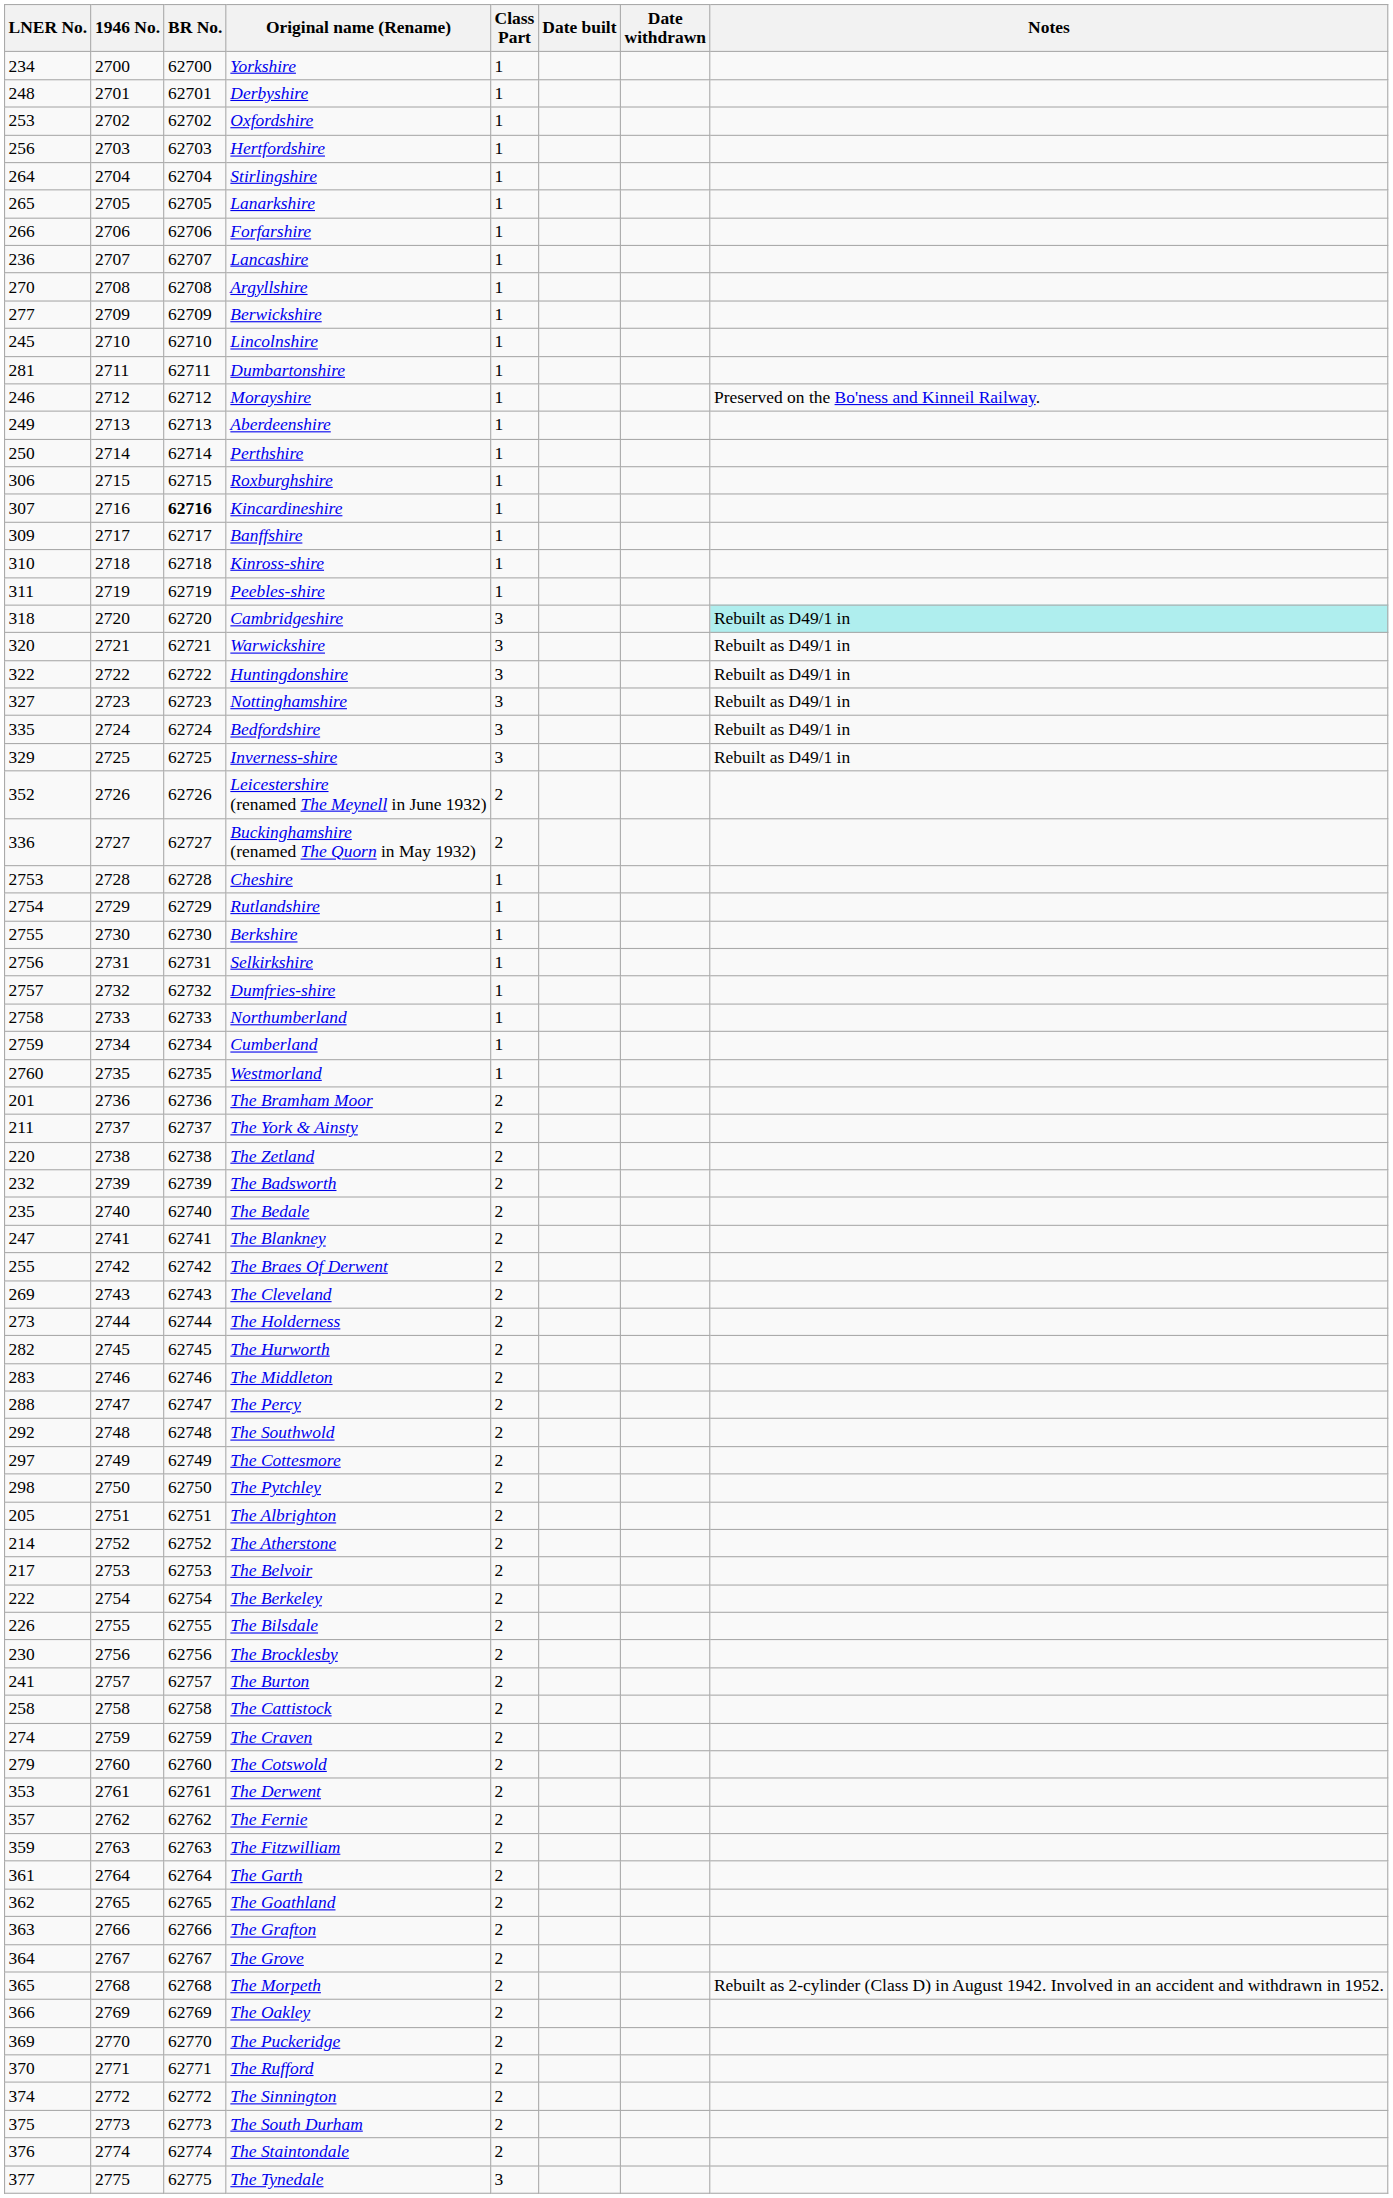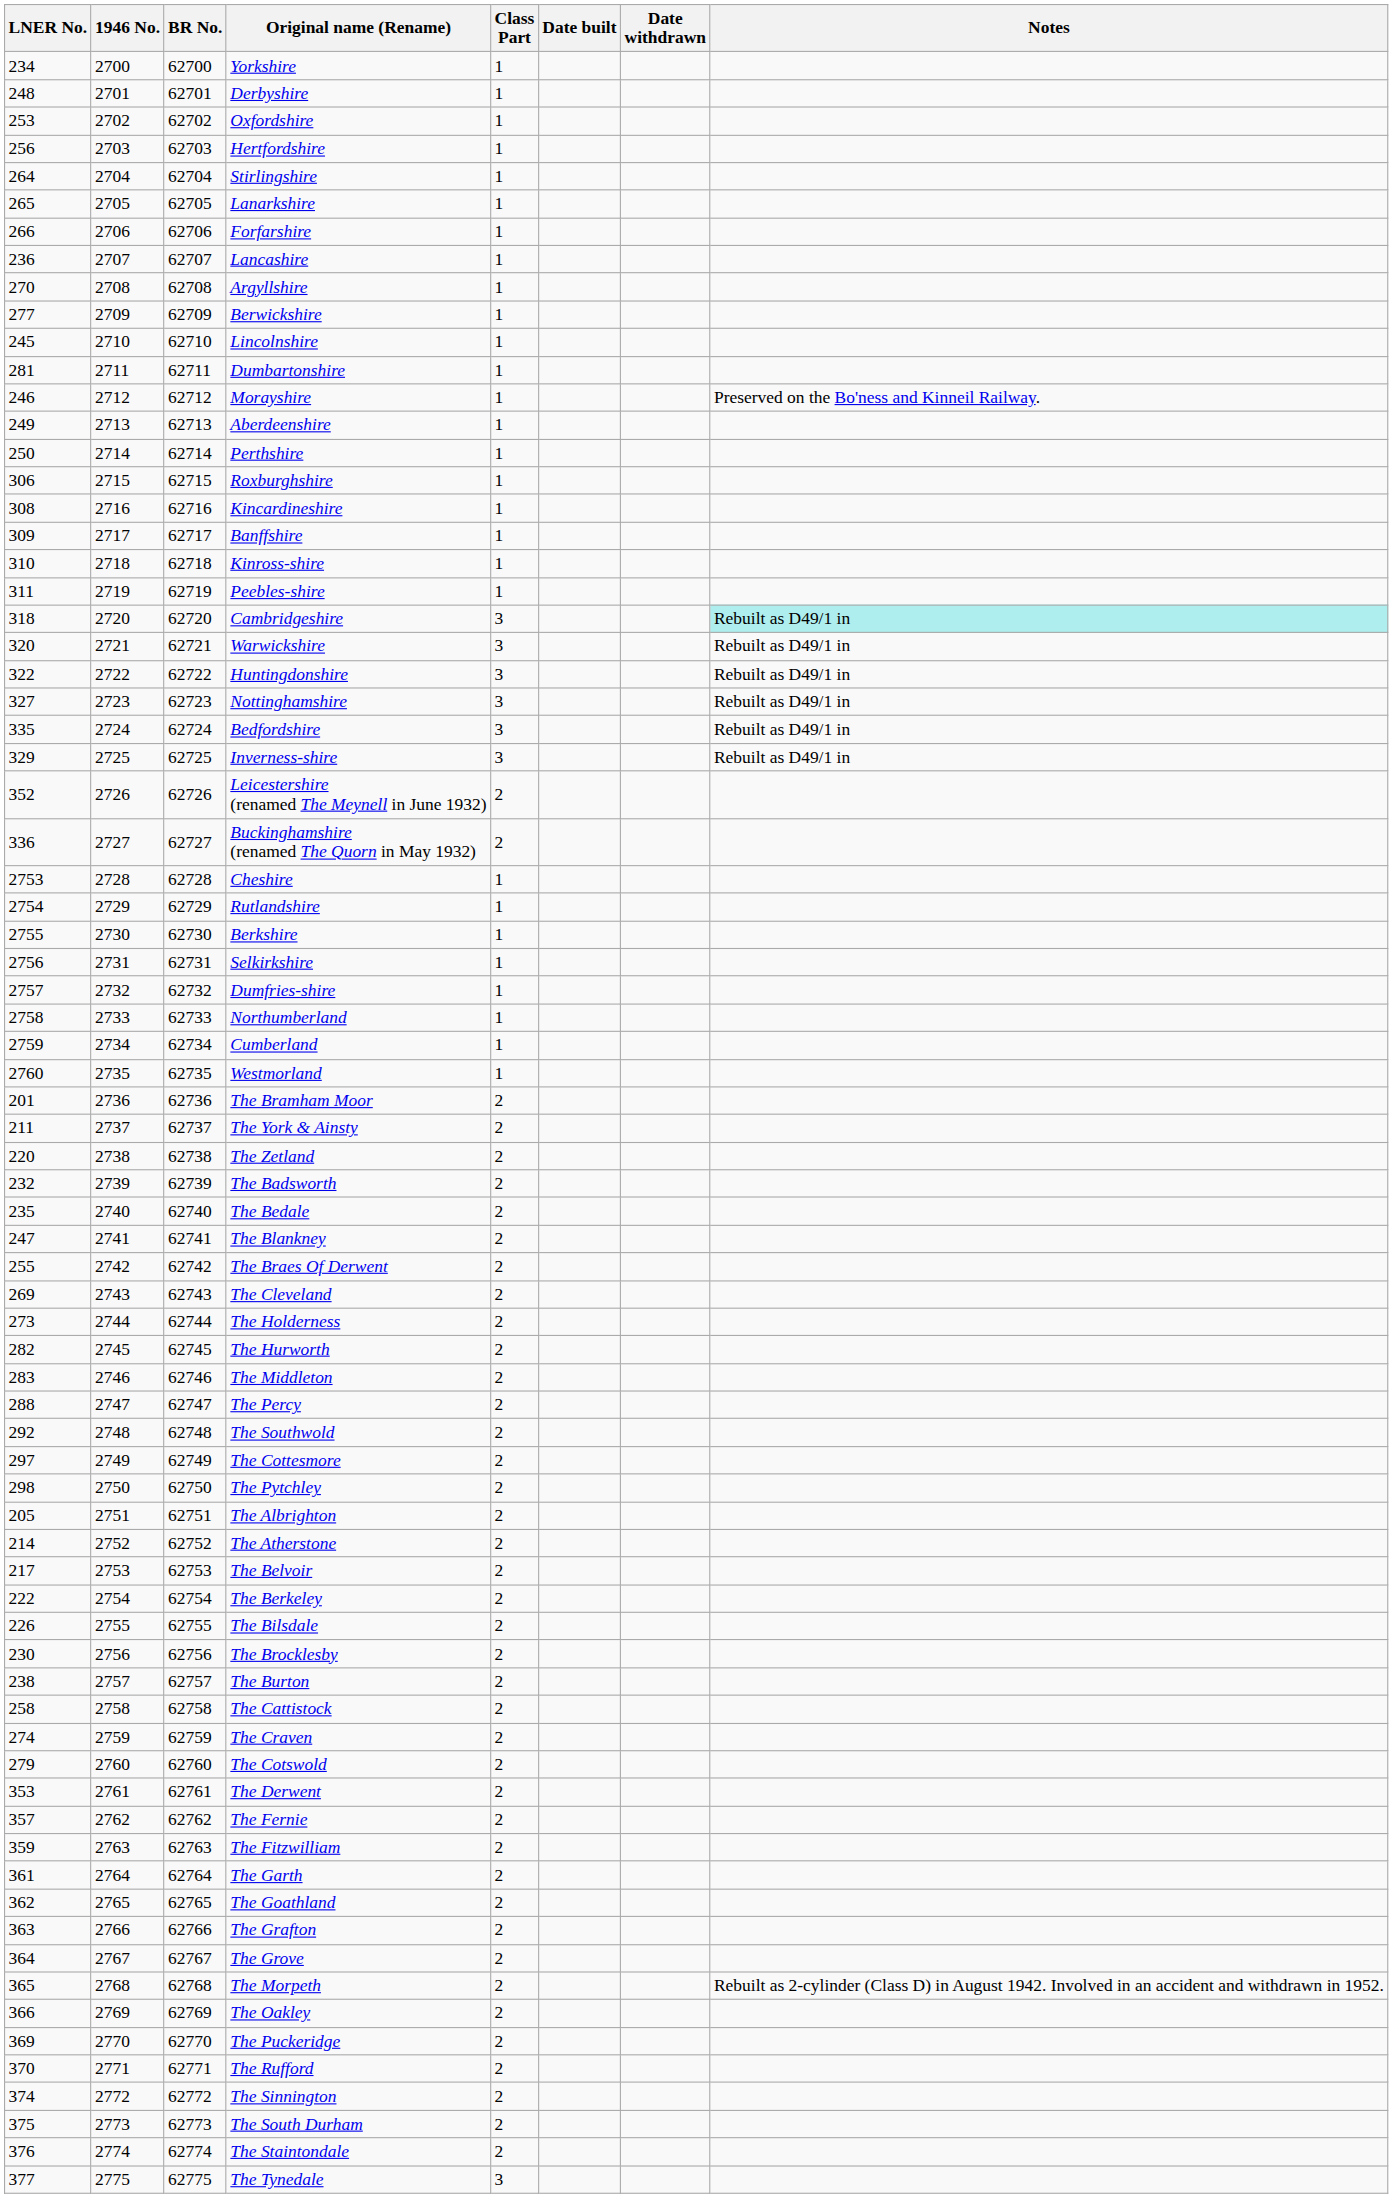(22, 508) 307 -> (22, 508) 308
(190, 508) bold -> (190, 508) normal
(22, 1681) 241 -> (22, 1681) 238
